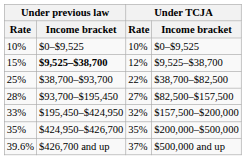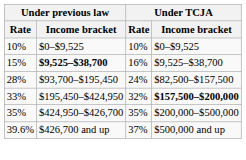(138, 63) 12% -> (138, 63) 16%
- row: (16, 79)
(138, 96) 27% -> (138, 79) 24%
(196, 113) normal -> (196, 96) bold
